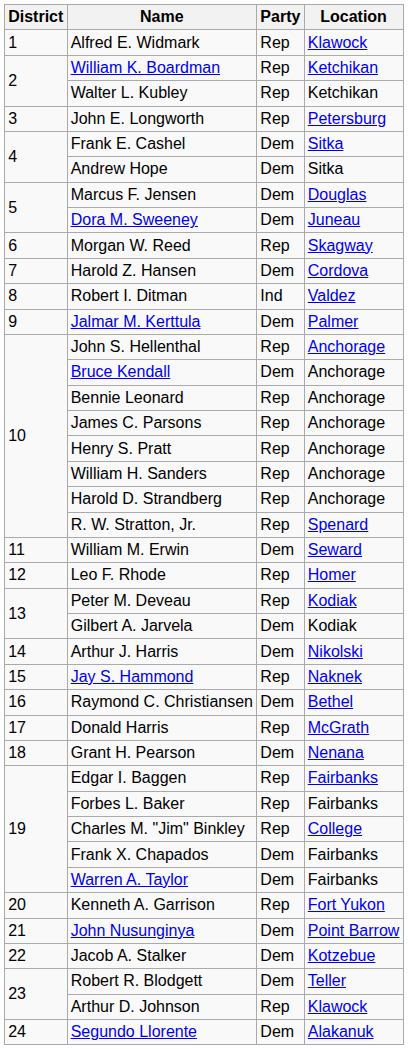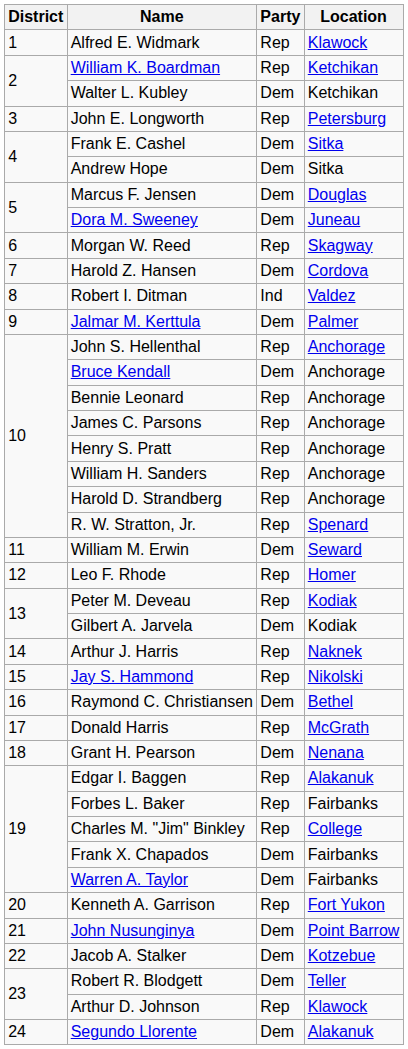(275, 93) Rep -> (277, 93) Dem
(277, 651) Dem -> (275, 651) Rep
(335, 651) Nikolski -> (335, 651) Naknek
(335, 676) Naknek -> (335, 676) Nikolski
(343, 778) Fairbanks -> (341, 778) Alakanuk
